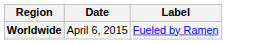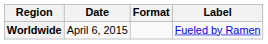+ column: (151, 13)
